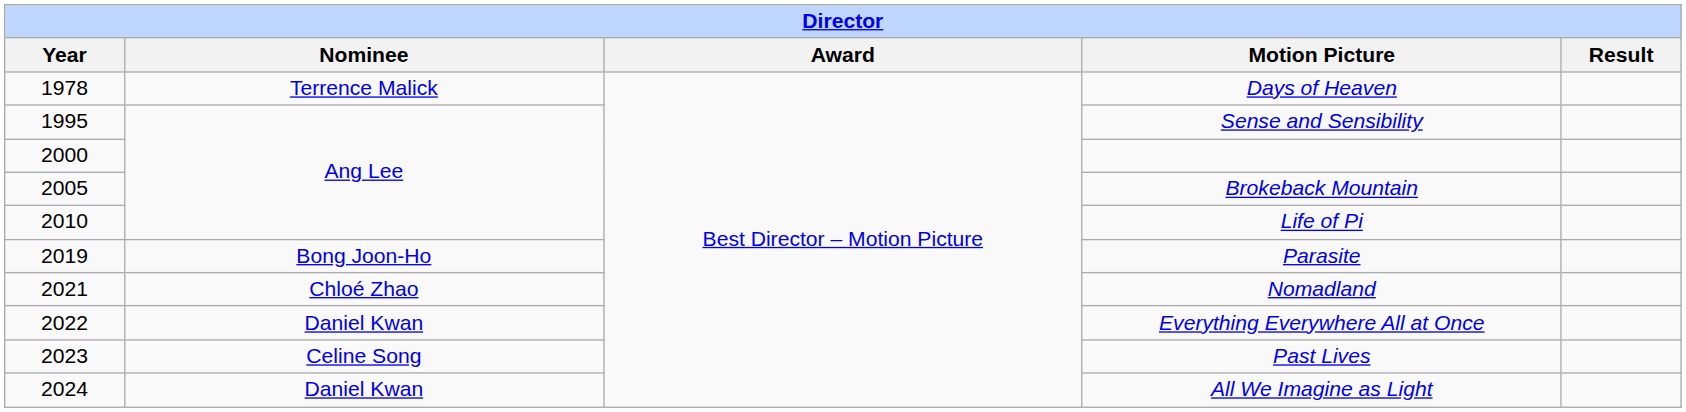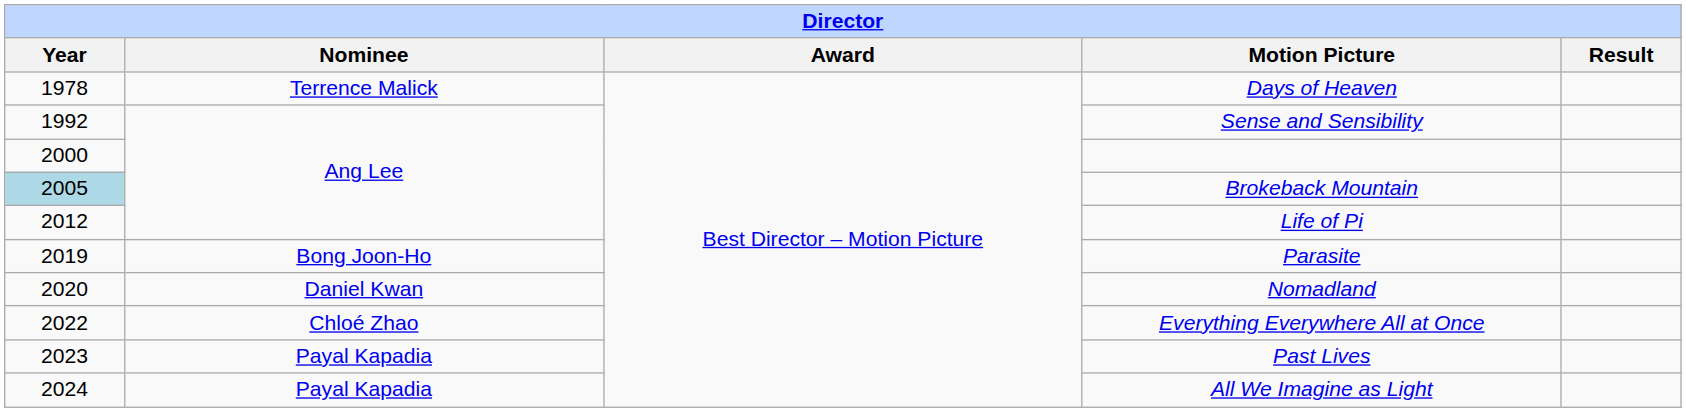(65, 121) 1995 -> (65, 121) 1992
(65, 188) no background -> (65, 188) lightblue background
(65, 222) 2010 -> (65, 222) 2012
(65, 289) 2021 -> (65, 289) 2020
(364, 289) Chloé Zhao -> (364, 289) Daniel Kwan
(364, 322) Daniel Kwan -> (364, 322) Chloé Zhao
(364, 356) Celine Song -> (364, 356) Payal Kapadia
(364, 389) Daniel Kwan -> (364, 389) Payal Kapadia
